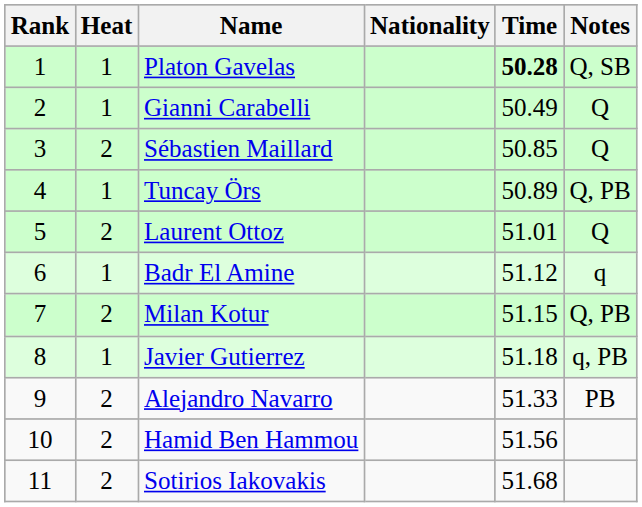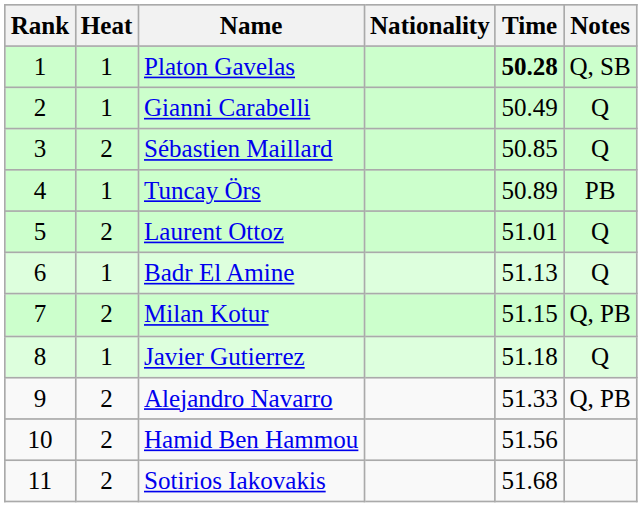(600, 190) Q, PB -> (600, 190) PB
(530, 273) 51.12 -> (530, 273) 51.13
(600, 273) q -> (600, 273) Q
(600, 356) q, PB -> (600, 356) Q
(600, 397) PB -> (600, 397) Q, PB
